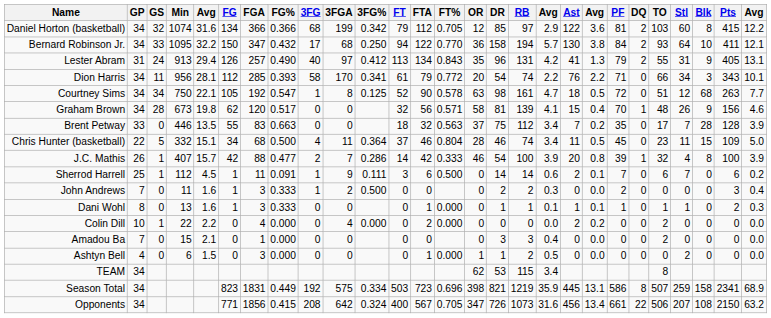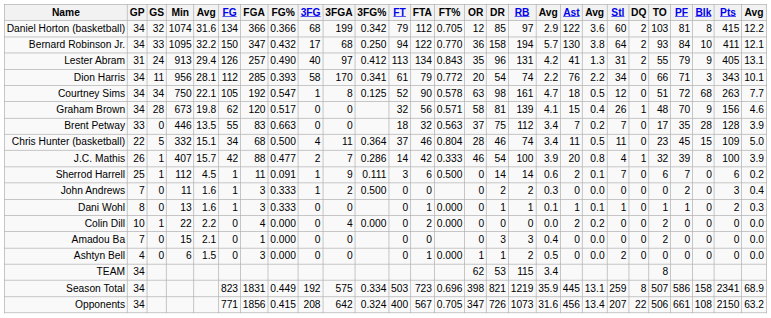columns swapped: (618, 12) <-> (682, 12)
